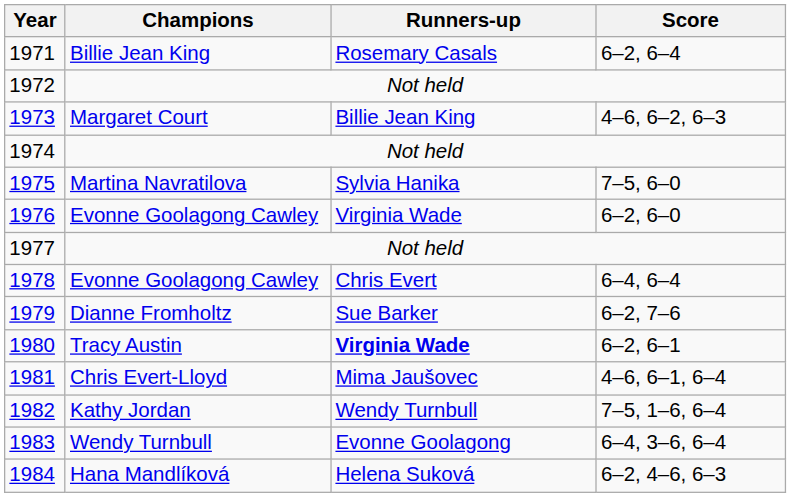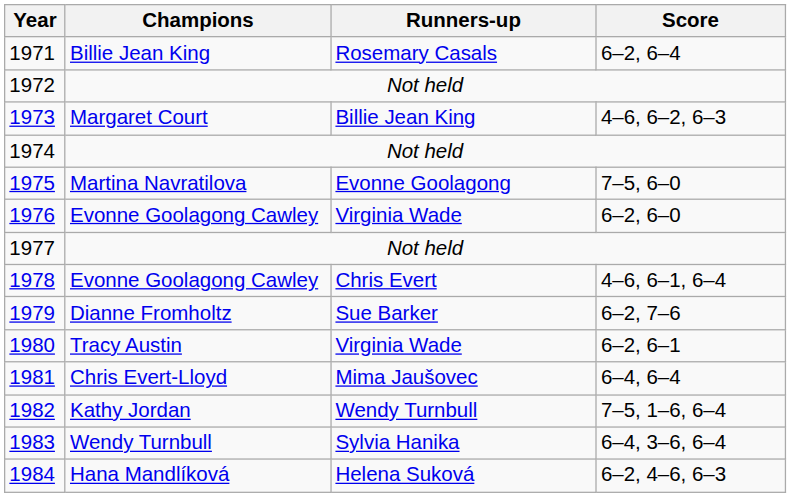(397, 183) Sylvia Hanika -> (423, 183) Evonne Goolagong
(641, 280) 6–4, 6–4 -> (664, 280) 4–6, 6–1, 6–4
(403, 345) bold -> (399, 345) normal
(664, 378) 4–6, 6–1, 6–4 -> (641, 378) 6–4, 6–4
(423, 442) Evonne Goolagong -> (397, 442) Sylvia Hanika
